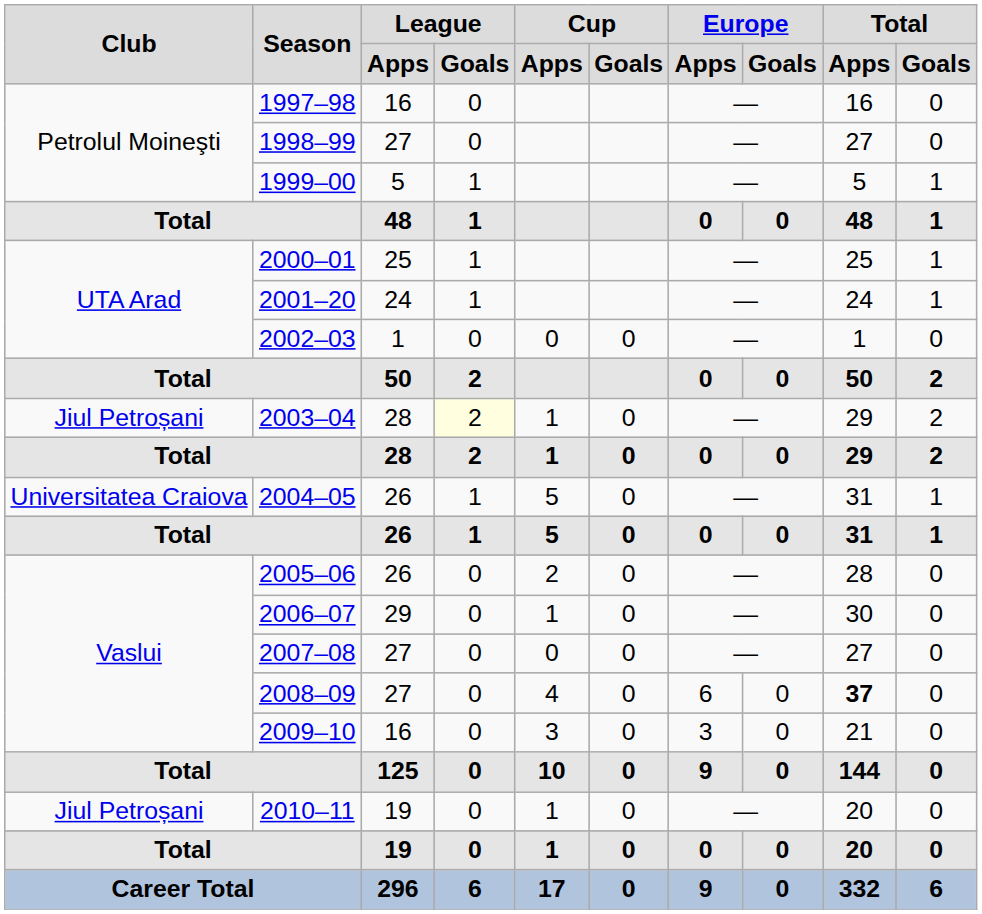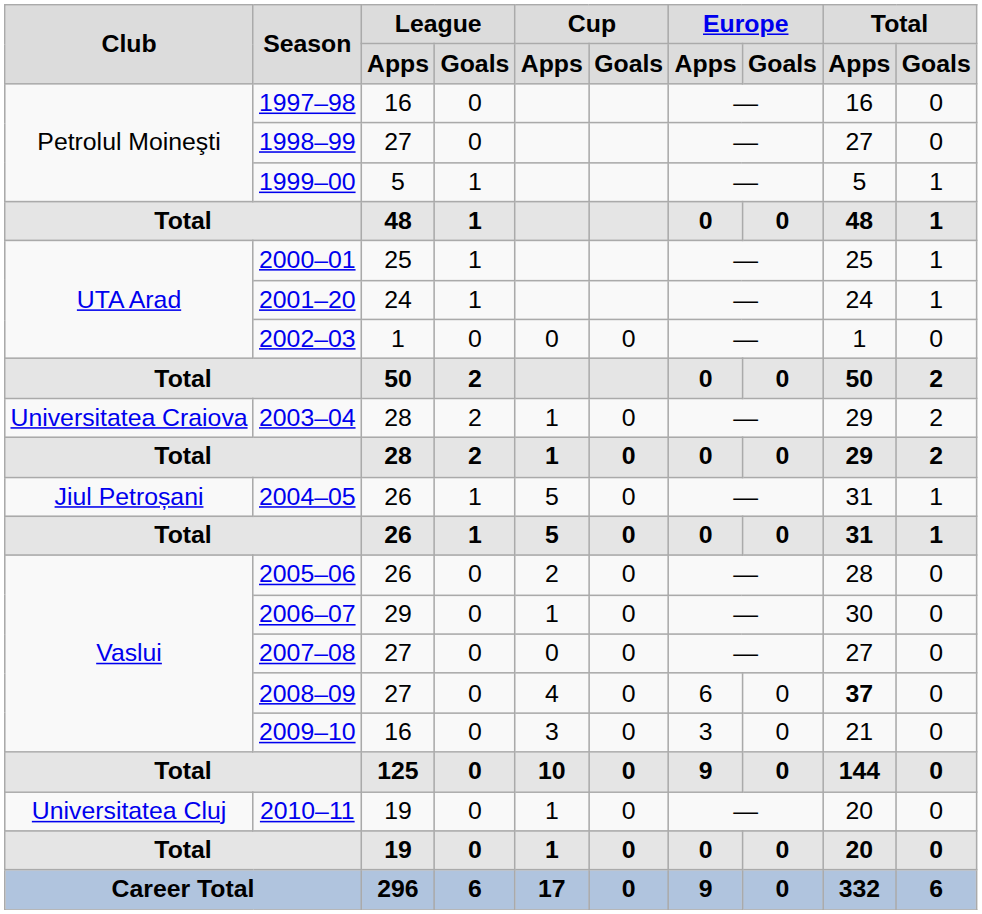(129, 417) Jiul Petroșani -> (129, 417) Universitatea Craiova
(475, 417) lightyellow background -> (475, 417) no background
(129, 496) Universitatea Craiova -> (129, 496) Jiul Petroșani
(129, 810) Jiul Petroșani -> (129, 810) Universitatea Cluj
